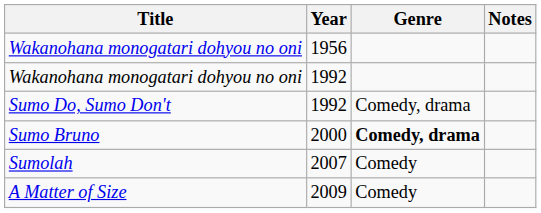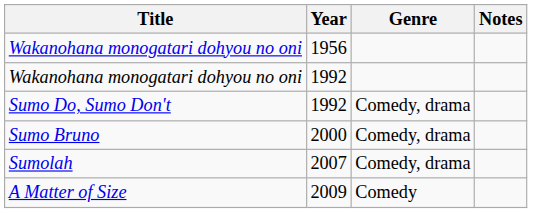(418, 134) bold -> (413, 134) normal
(386, 163) Comedy -> (413, 163) Comedy, drama
